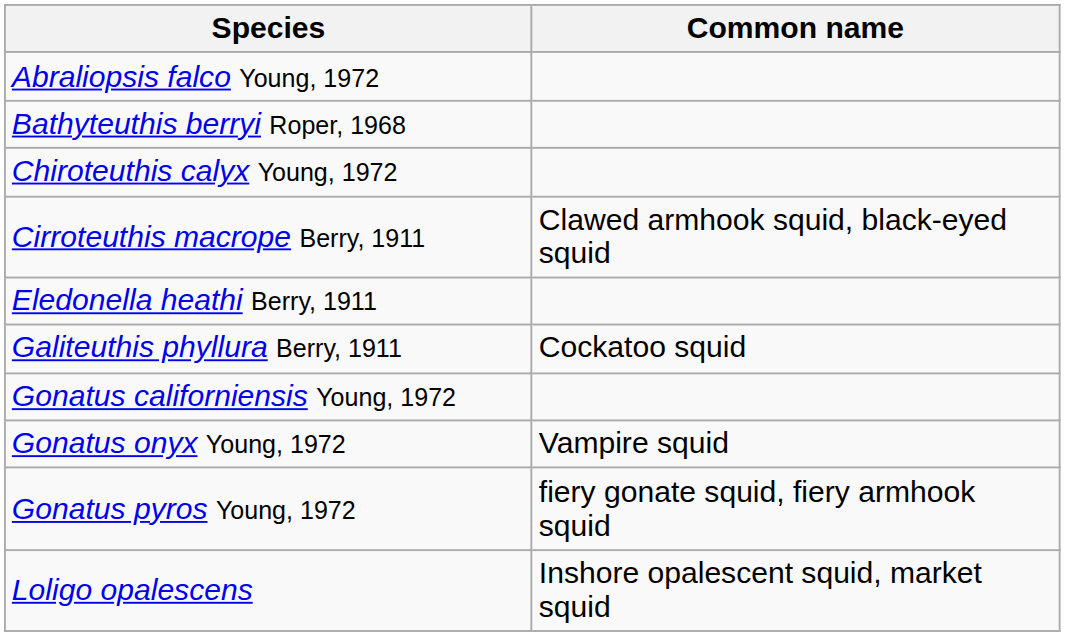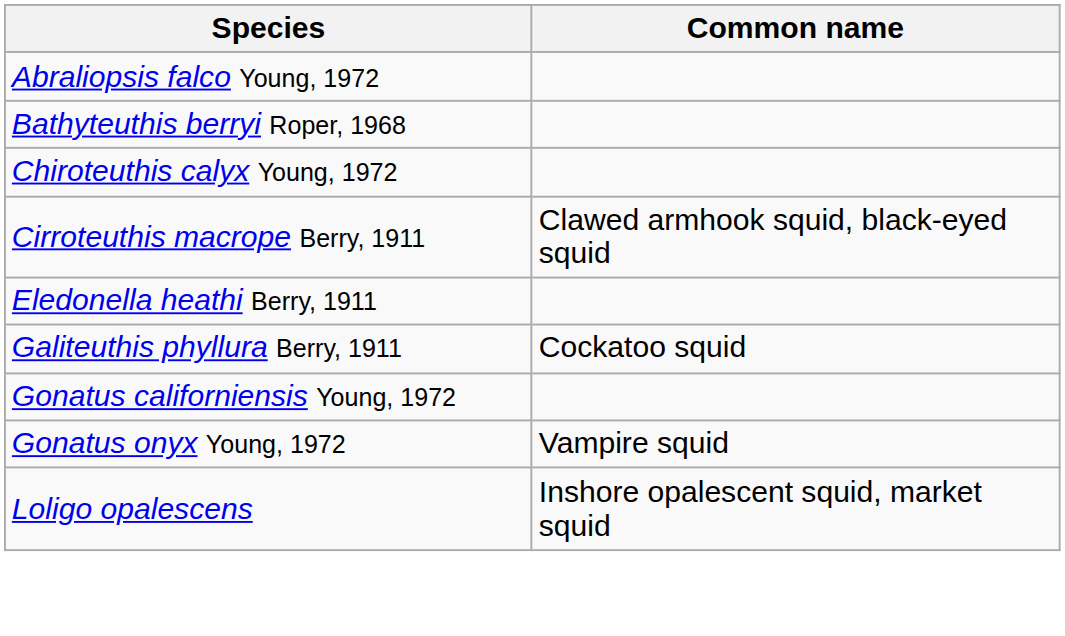- row: (184, 508)
